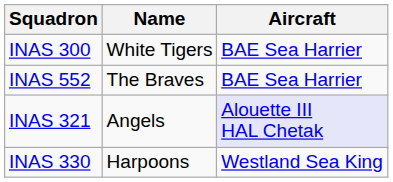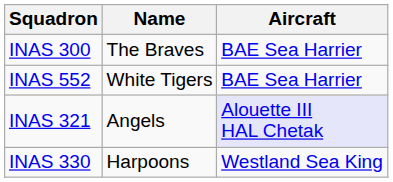(160, 49) White Tigers -> (155, 49) The Braves
(155, 79) The Braves -> (160, 79) White Tigers
